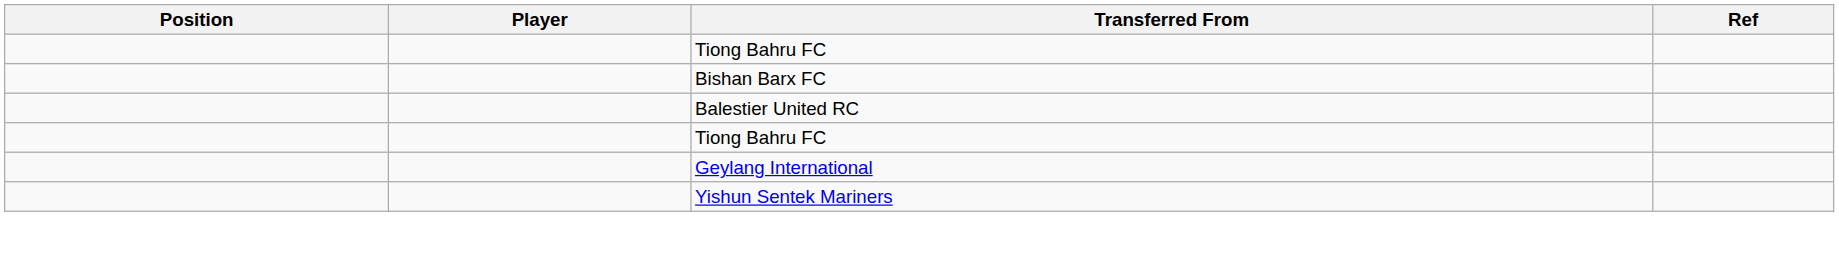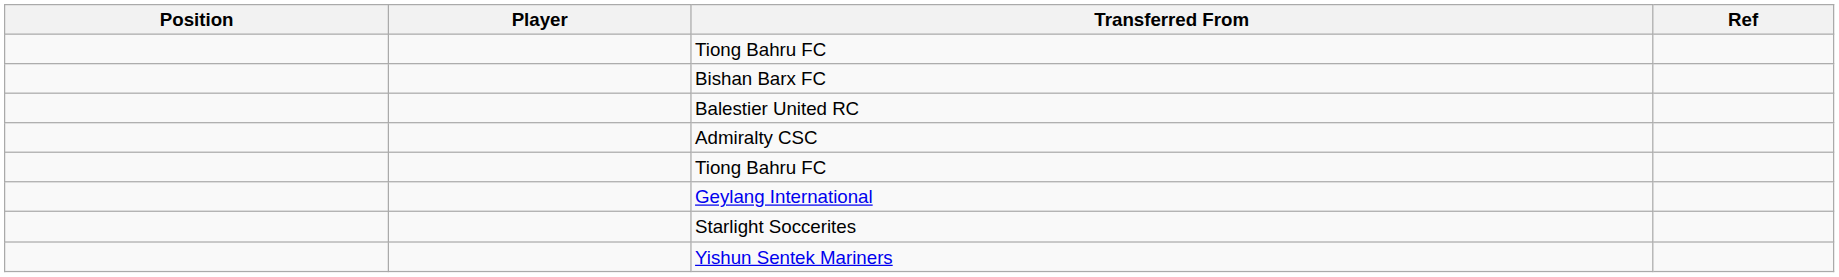+ row: (197, 138)
+ row: (197, 227)
